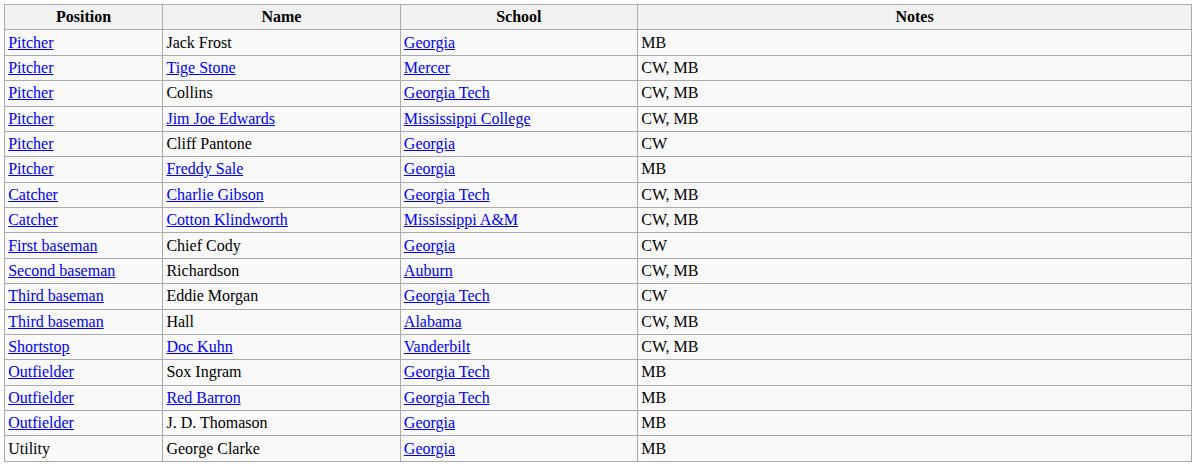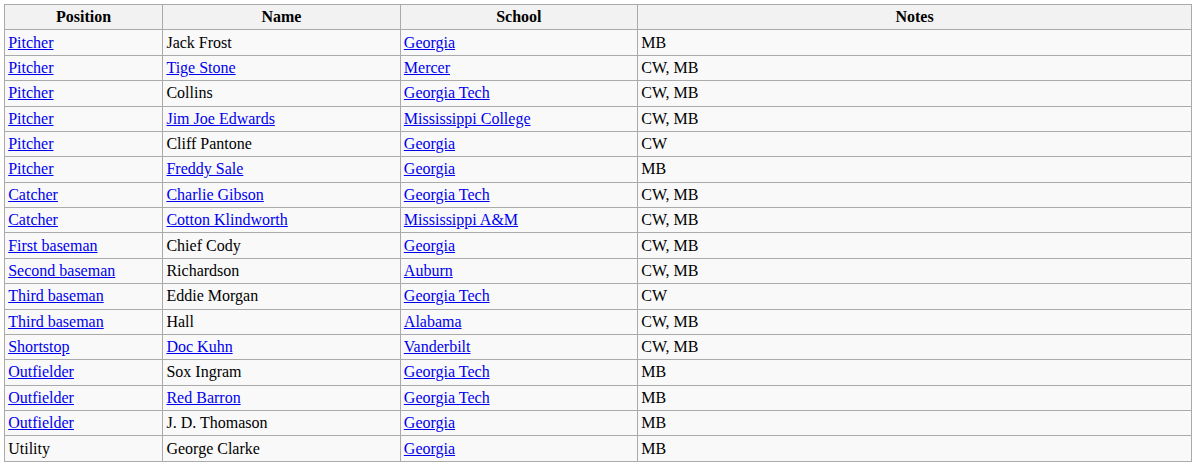(654, 245) CW -> (670, 245) CW, MB
